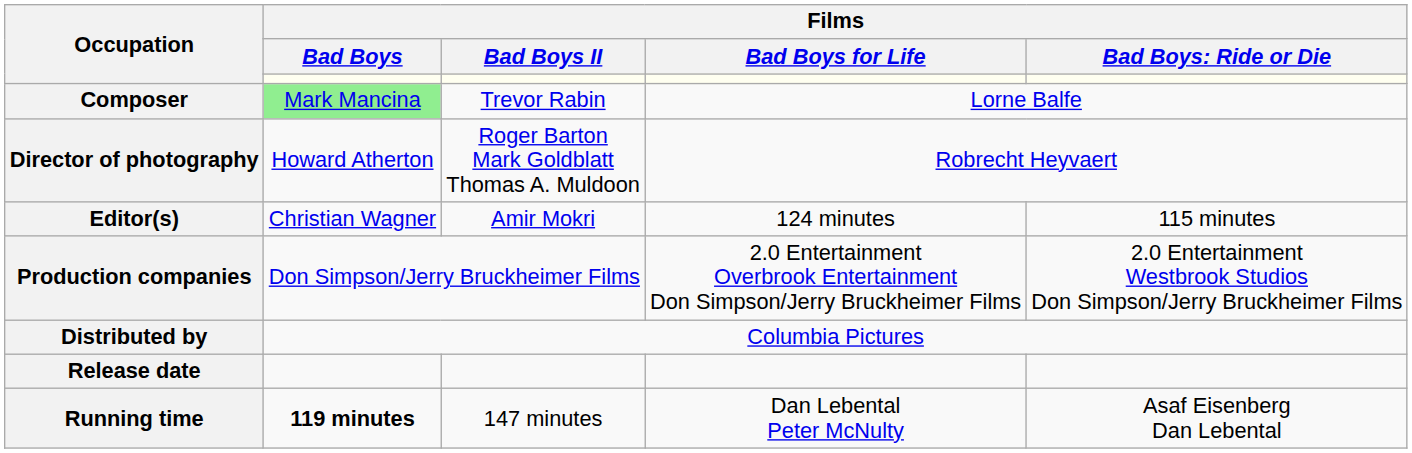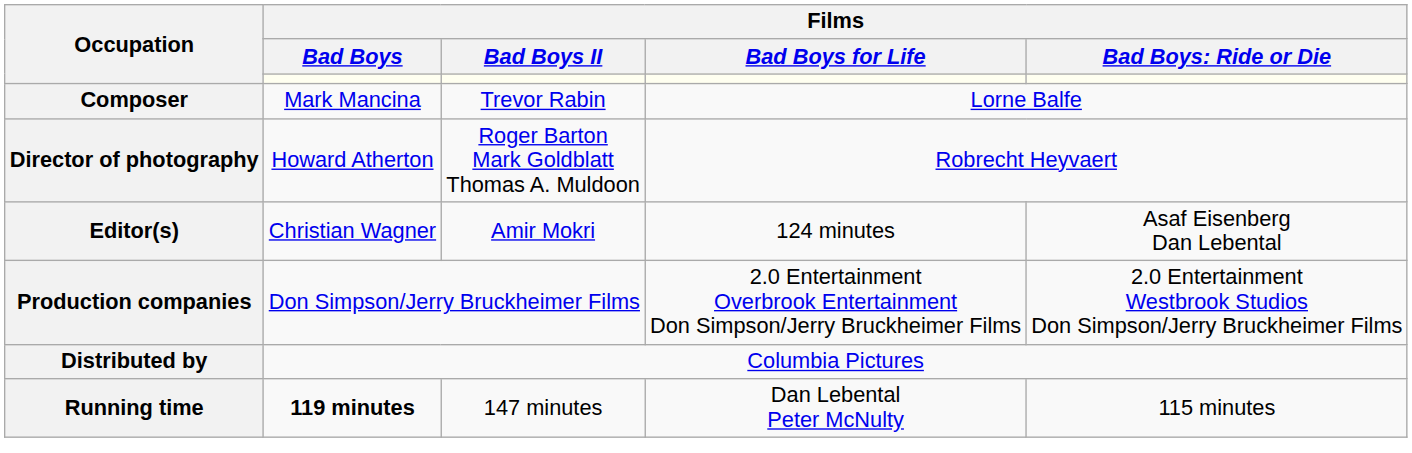(352, 100) lightgreen background -> (352, 100) no background
(1217, 218) 115 minutes -> (1217, 231) Asaf Eisenberg Dan Lebental
- row: (134, 371)
(1217, 418) Asaf Eisenberg Dan Lebental -> (1217, 407) 115 minutes
